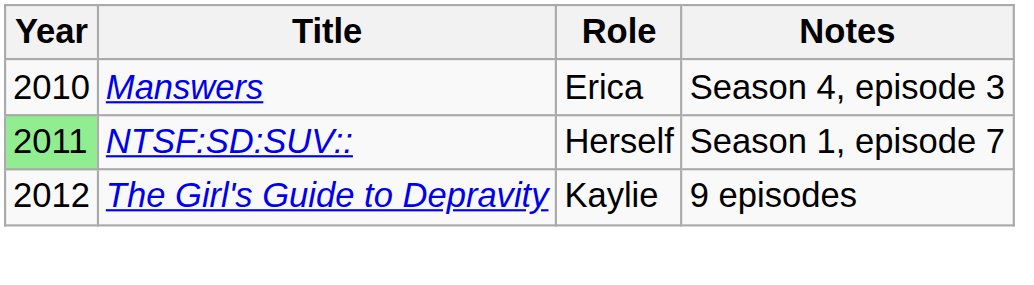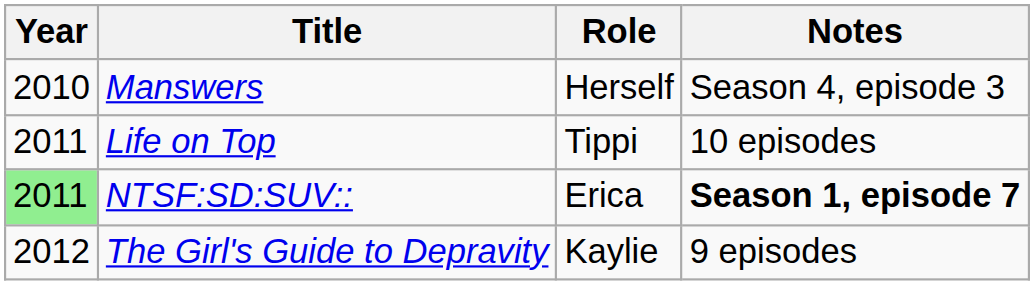(604, 86) Erica -> (619, 86) Herself
+ row: (191, 141)
(619, 141) Herself -> (604, 196) Erica
(847, 141) normal -> (855, 196) bold
